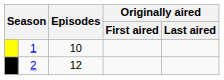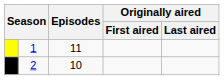(76, 48) 10 -> (76, 48) 11
(76, 65) 12 -> (76, 65) 10
